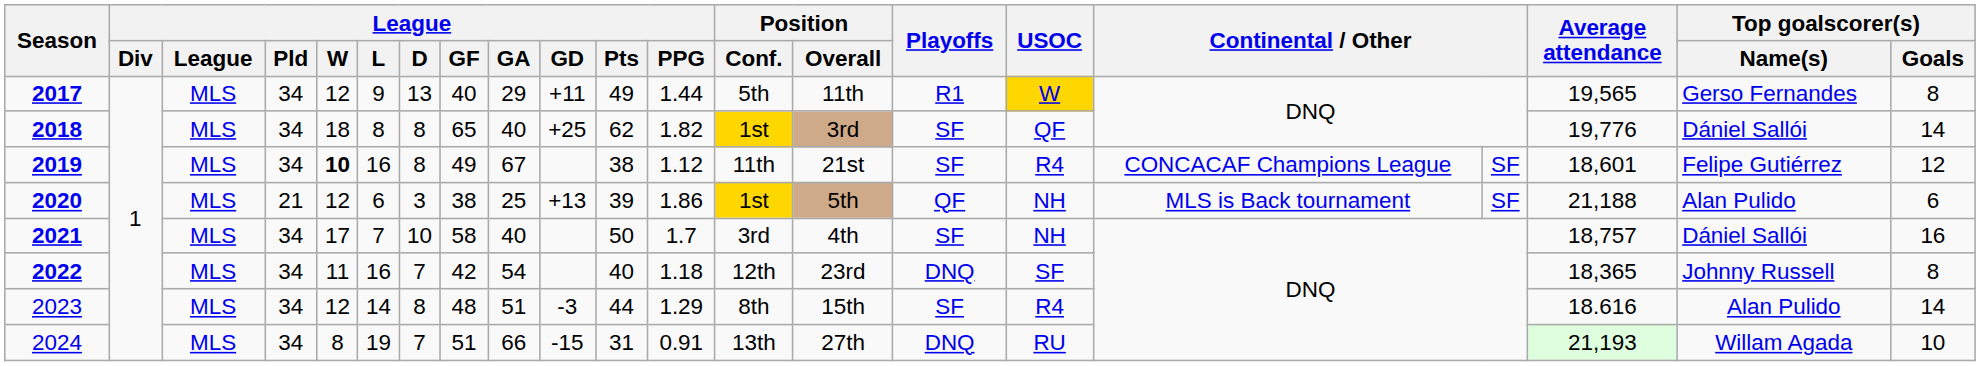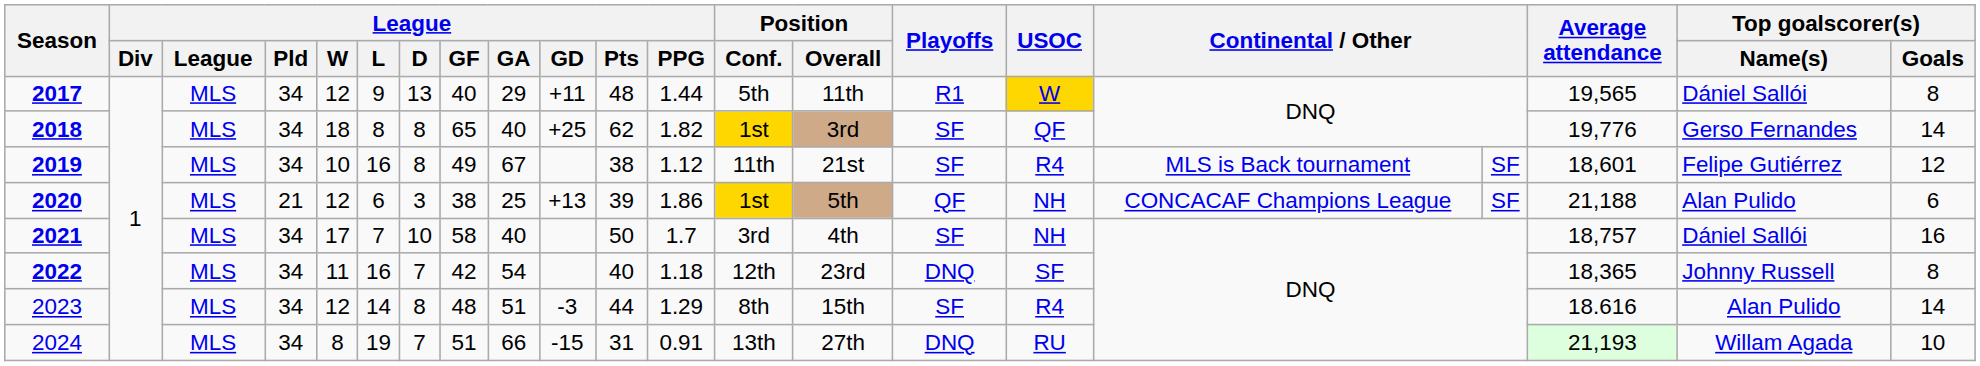(622, 94) 49 -> (622, 94) 48
(1770, 94) Gerso Fernandes -> (1745, 94) Dániel Sallói
(1745, 129) Dániel Sallói -> (1770, 129) Gerso Fernandes
(337, 165) bold -> (337, 165) normal
(1288, 165) CONCACAF Champions League -> (1288, 165) MLS is Back tournament
(1288, 200) MLS is Back tournament -> (1288, 200) CONCACAF Champions League
